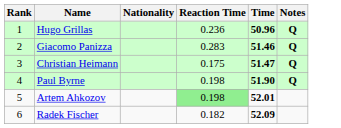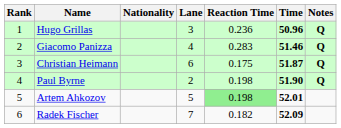+ column: (191, 13)
(263, 64) 51.47 -> (291, 64) 51.87
